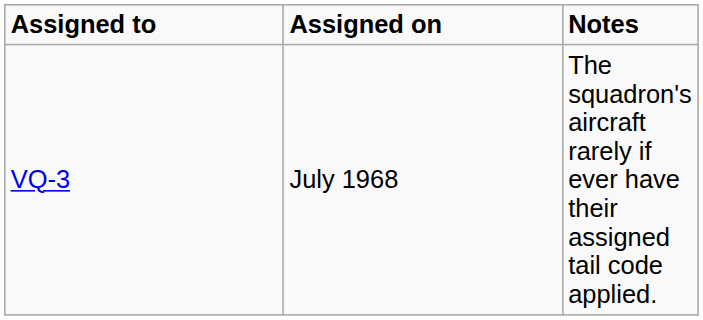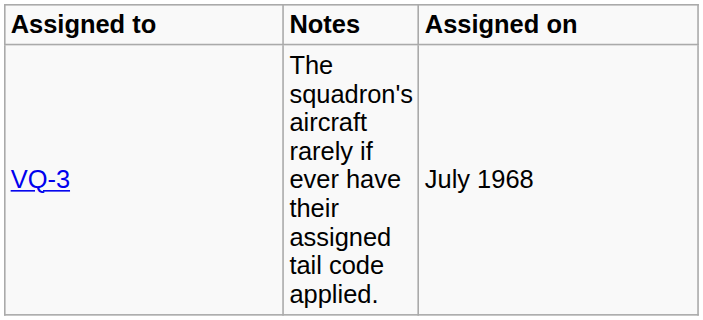columns swapped: (366, 24) <-> (604, 24)
